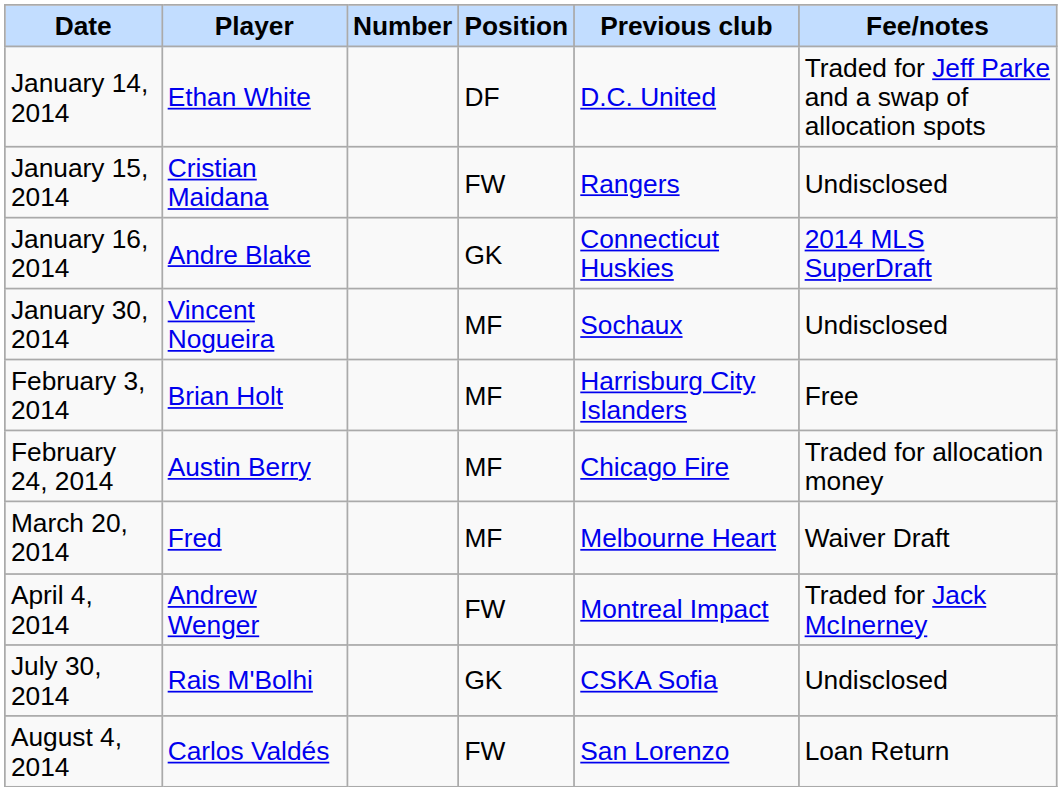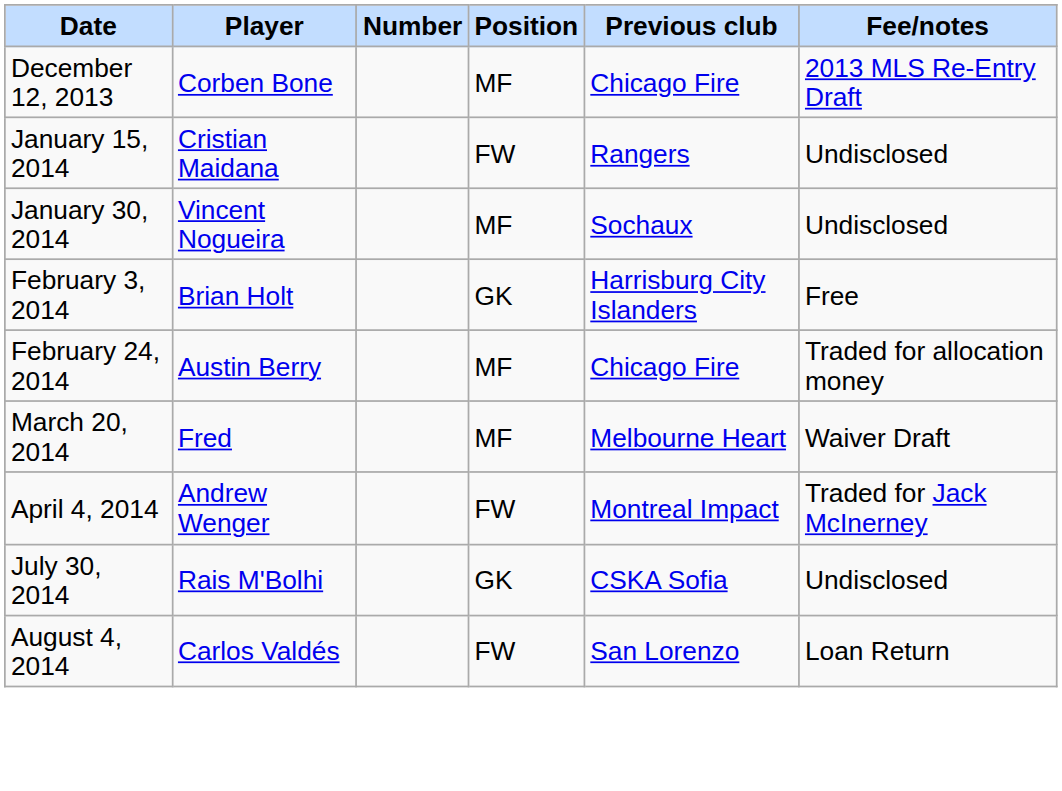+ row: (72, 82)
- row: (80, 97)
- row: (80, 254)
(483, 396) MF -> (493, 295) GK
